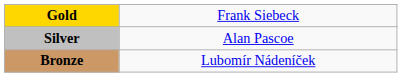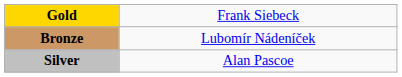rows swapped: (62, 38) <-> (62, 60)
